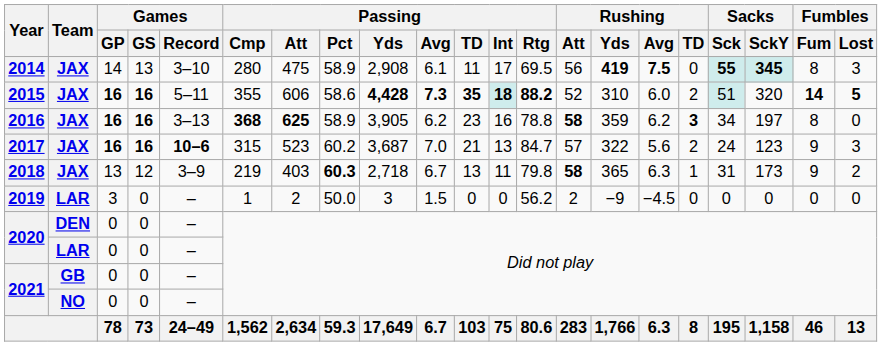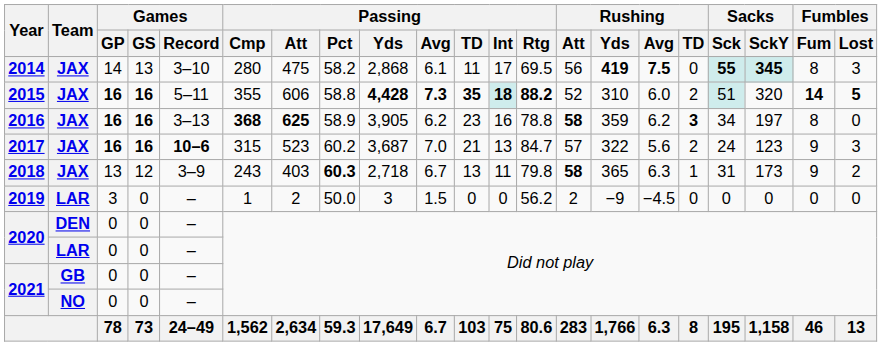(340, 69) 58.9 -> (340, 69) 58.2
(388, 69) 2,908 -> (388, 69) 2,868
(340, 95) 58.6 -> (340, 95) 58.8
(247, 172) 219 -> (247, 172) 243
